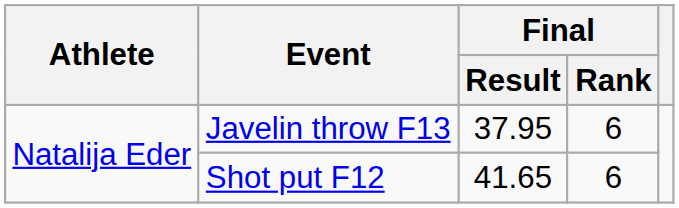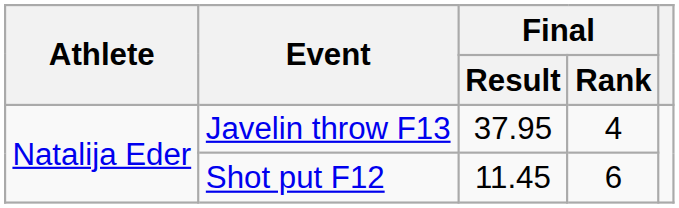(614, 129) 6 -> (614, 129) 4
(513, 178) 41.65 -> (513, 178) 11.45
